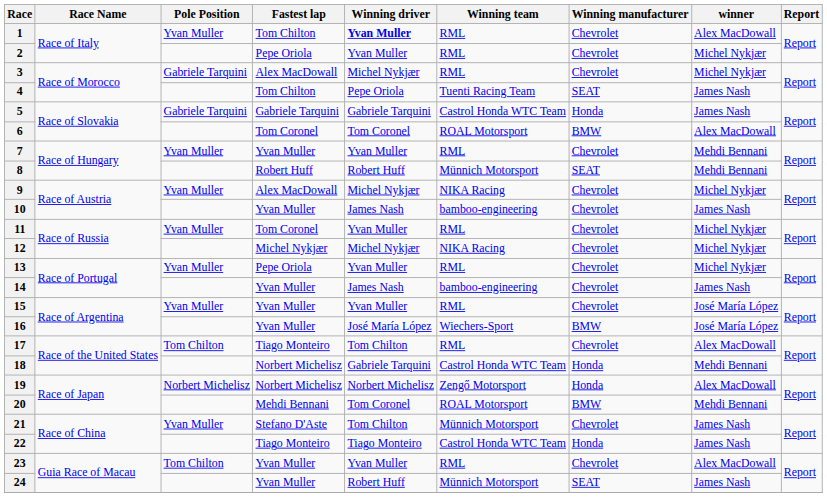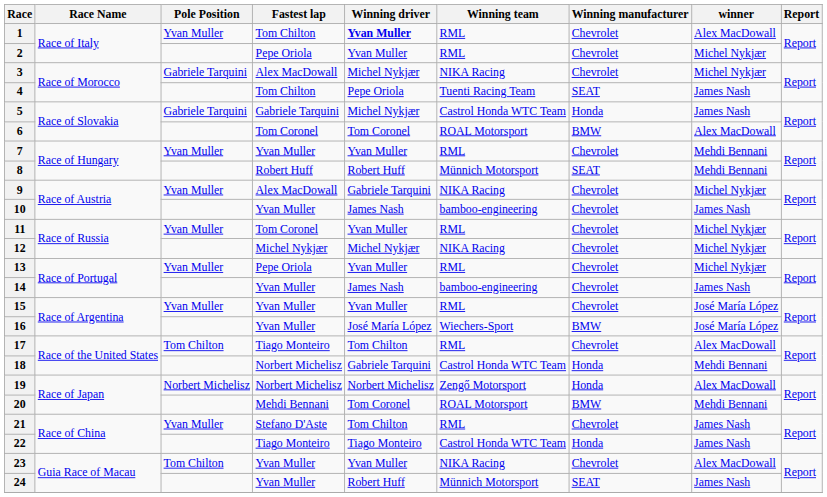(452, 72) RML -> (472, 72) NIKA Racing
(389, 111) Gabriele Tarquini -> (384, 111) Michel Nykjær
(384, 189) Michel Nykjær -> (389, 189) Gabriele Tarquini
(489, 423) Münnich Motorsport -> (452, 423) RML
(452, 462) RML -> (472, 462) NIKA Racing
